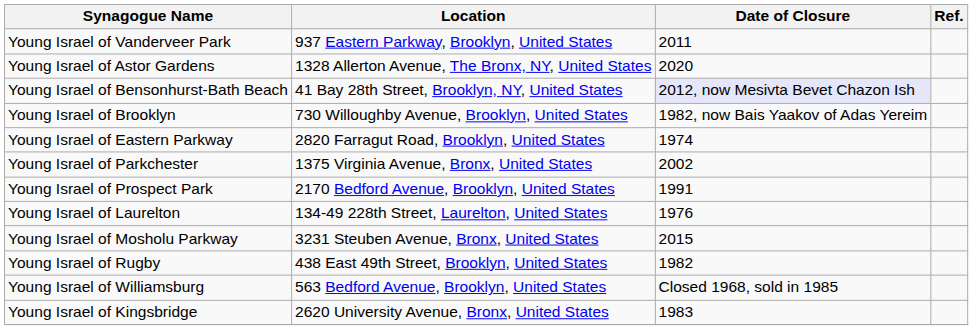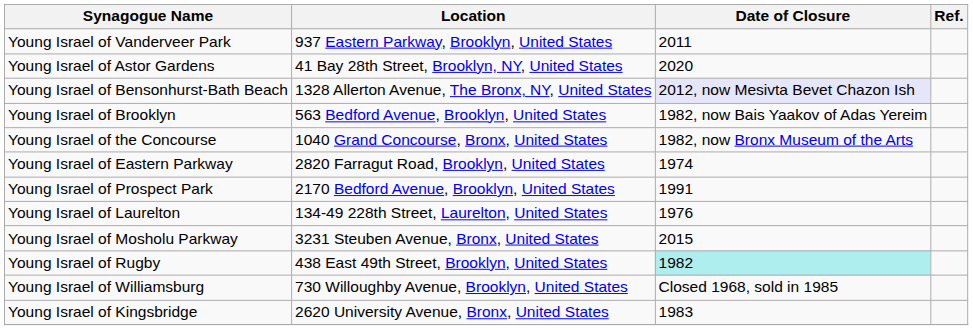(473, 66) 1328 Allerton Avenue, The Bronx, NY, United States -> (459, 66) 41 Bay 28th Street, Brooklyn, NY, United States
(459, 90) 41 Bay 28th Street, Brooklyn, NY, United States -> (473, 90) 1328 Allerton Avenue, The Bronx, NY, United States
(461, 115) 730 Willoughby Avenue, Brooklyn, United States -> (451, 115) 563 Bedford Avenue, Brooklyn, United States
+ row: (112, 139)
- row: (103, 164)
(676, 262) no background -> (676, 262) paleturquoise background
(451, 287) 563 Bedford Avenue, Brooklyn, United States -> (461, 287) 730 Willoughby Avenue, Brooklyn, United States
